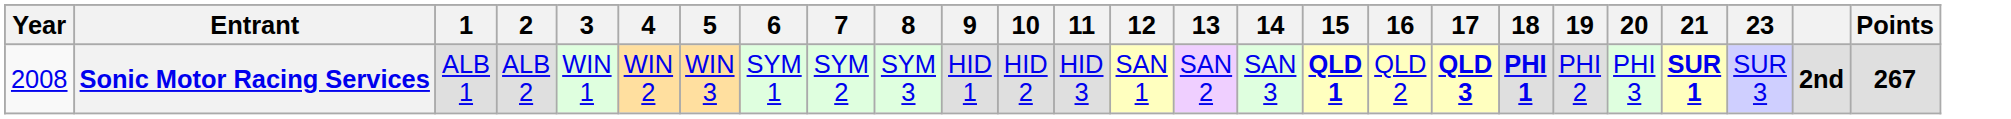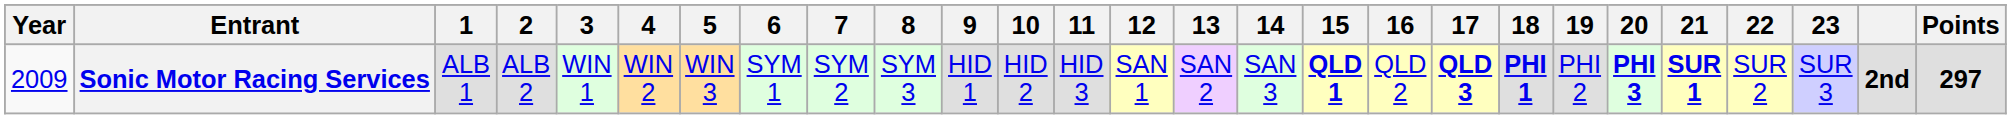+ column: (1760, 25)
(39, 79) 2008 -> (39, 79) 2009
(1634, 79) normal -> (1634, 79) bold
(1895, 79) 267 -> (1961, 79) 297
